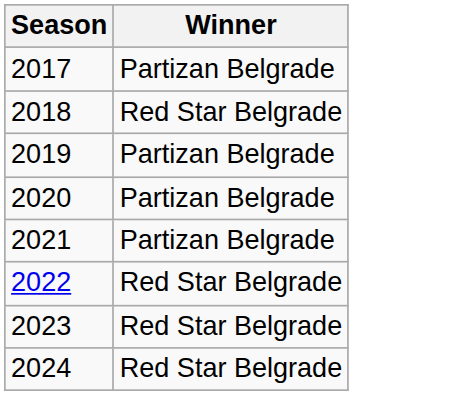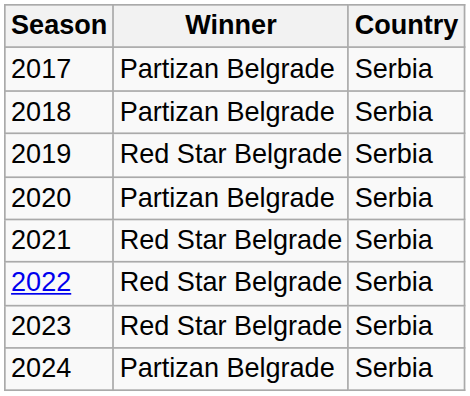+ column: (406, 25)
(231, 111) Red Star Belgrade -> (227, 111) Partizan Belgrade
(227, 154) Partizan Belgrade -> (231, 154) Red Star Belgrade
(227, 240) Partizan Belgrade -> (231, 240) Red Star Belgrade
(231, 369) Red Star Belgrade -> (227, 369) Partizan Belgrade
